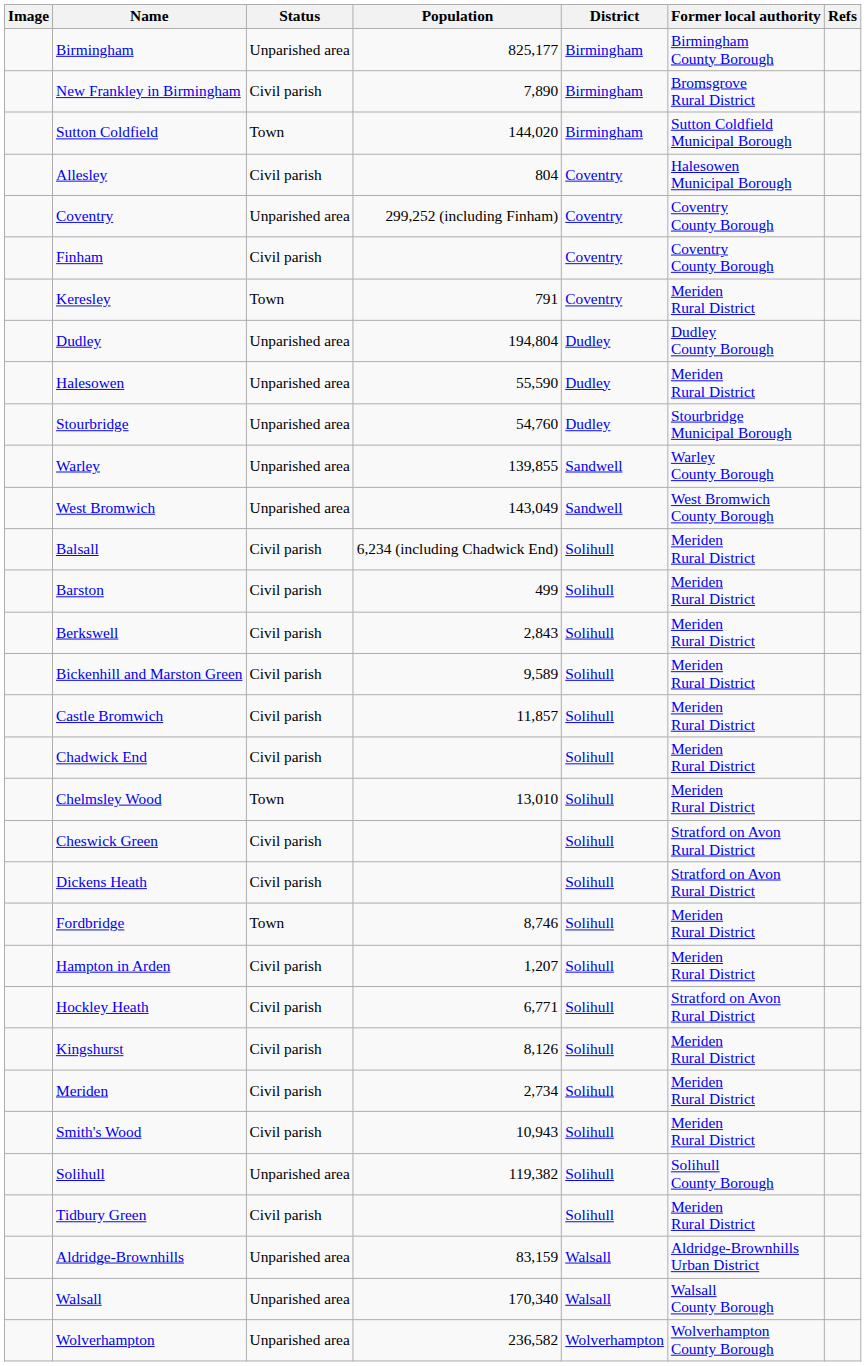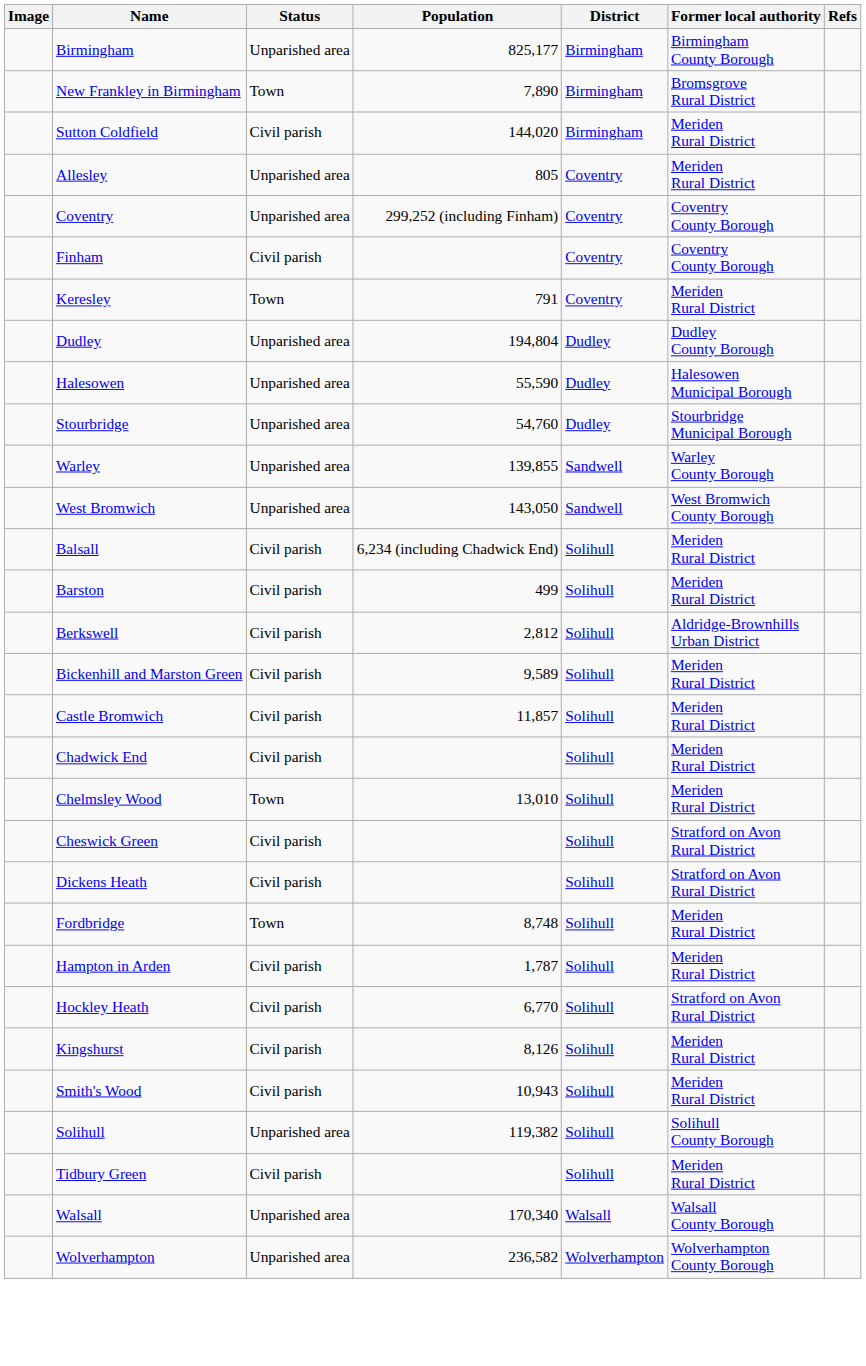(286, 91) Civil parish -> (267, 91) Town
(267, 132) Town -> (286, 132) Civil parish
(731, 132) Sutton Coldfield Municipal Borough -> (713, 132) Meriden Rural District
(286, 174) Civil parish -> (300, 174) Unparished area
(547, 174) 804 -> (547, 174) 805
(731, 174) Halesowen Municipal Borough -> (713, 174) Meriden Rural District
(713, 382) Meriden Rural District -> (731, 382) Halesowen Municipal Borough
(533, 507) 143,049 -> (533, 507) 143,050
(541, 632) 2,843 -> (541, 632) 2,812
(713, 632) Meriden Rural District -> (735, 632) Aldridge-Brownhills Urban District
(541, 924) 8,746 -> (541, 924) 8,748
(541, 965) 1,207 -> (541, 965) 1,787
(541, 1007) 6,771 -> (541, 1007) 6,770
- row: (82, 1090)
- row: (120, 1257)
